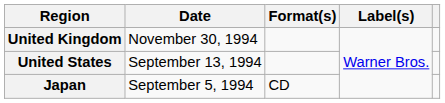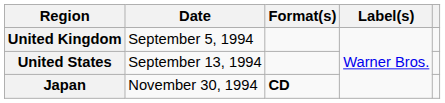(193, 39) November 30, 1994 -> (191, 39) September 5, 1994
(191, 86) September 5, 1994 -> (193, 86) November 30, 1994
(279, 86) normal -> (279, 86) bold
